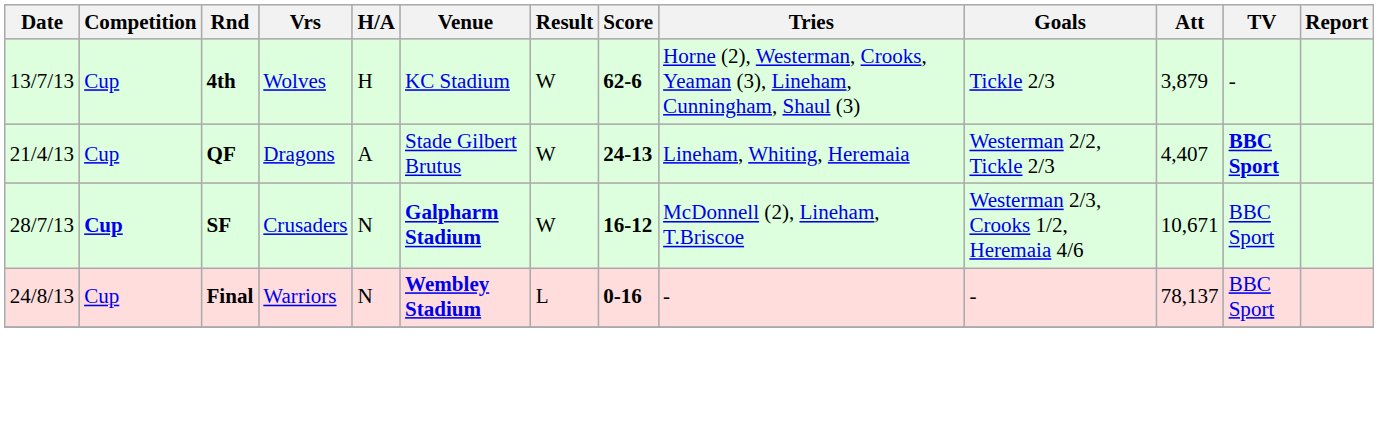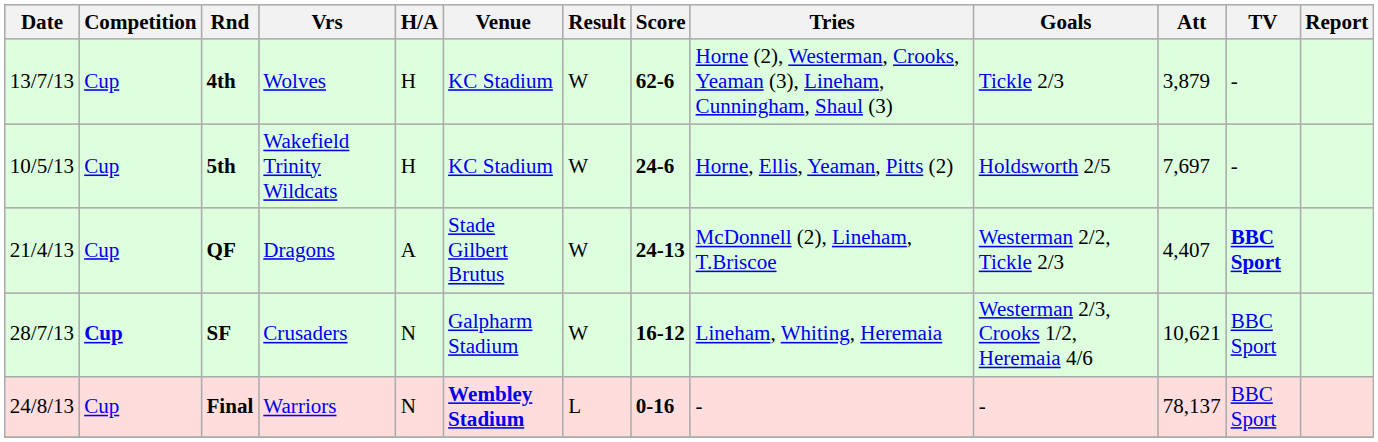+ row: (221, 165)
(786, 153) Lineham, Whiting, Heremaia -> (804, 249) McDonnell (2), Lineham, T.Briscoe
(452, 225) bold -> (490, 334) normal
(771, 225) McDonnell (2), Lineham, T.Briscoe -> (819, 334) Lineham, Whiting, Heremaia
(1190, 225) 10,671 -> (1192, 334) 10,621
